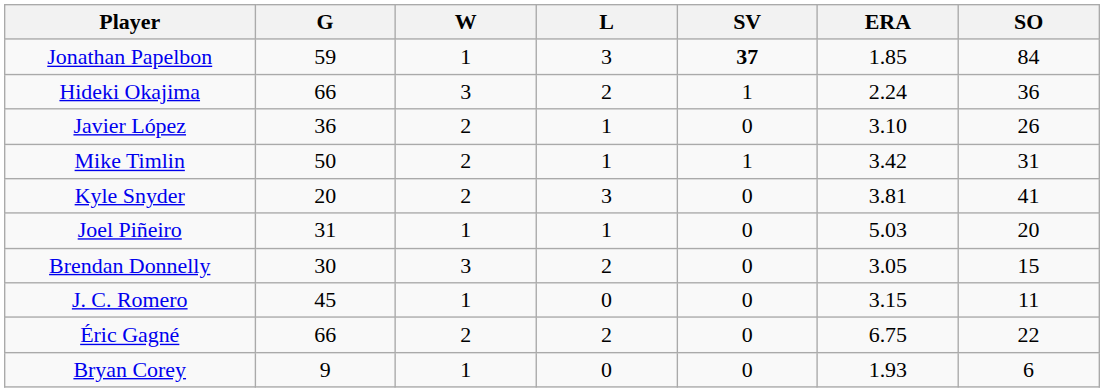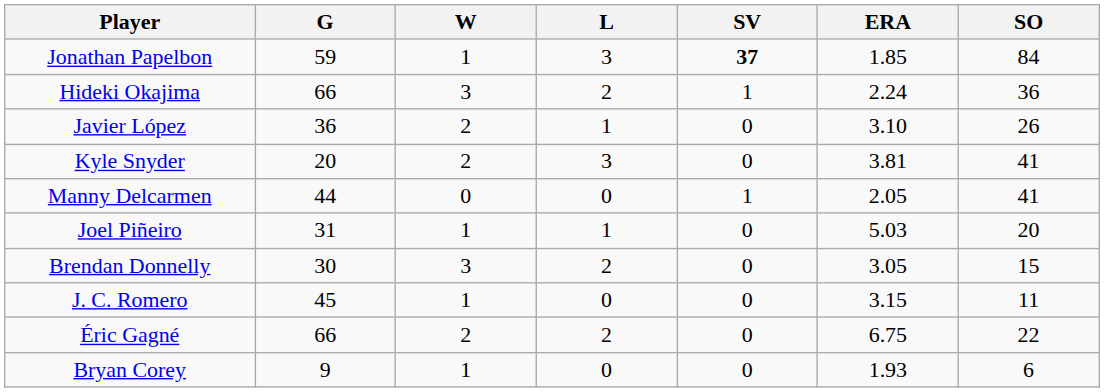- row: (130, 160)
+ row: (130, 195)
